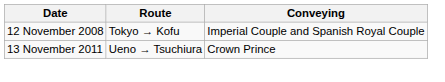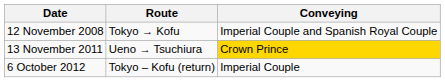(241, 49) no background -> (254, 49) gold background
+ row: (46, 67)
